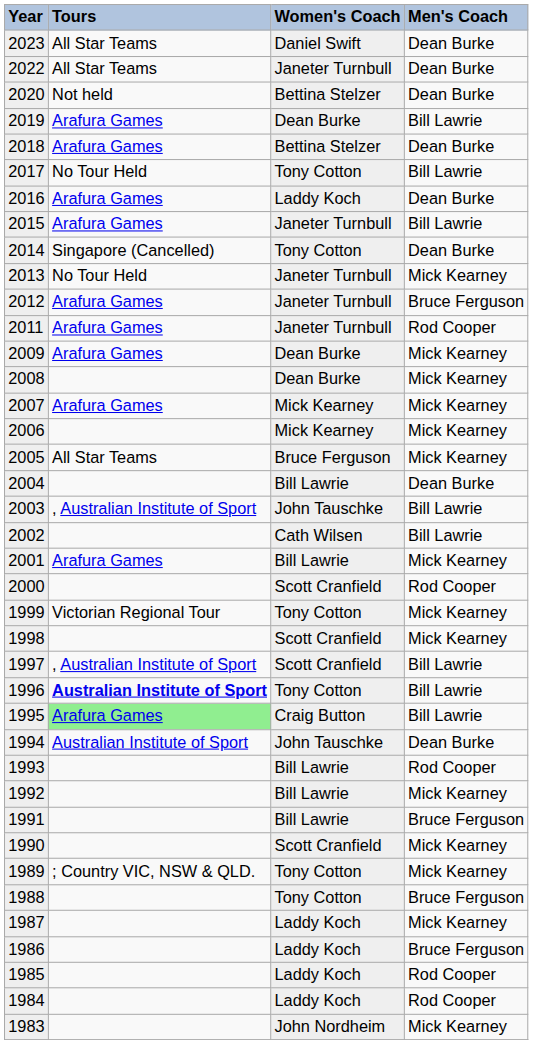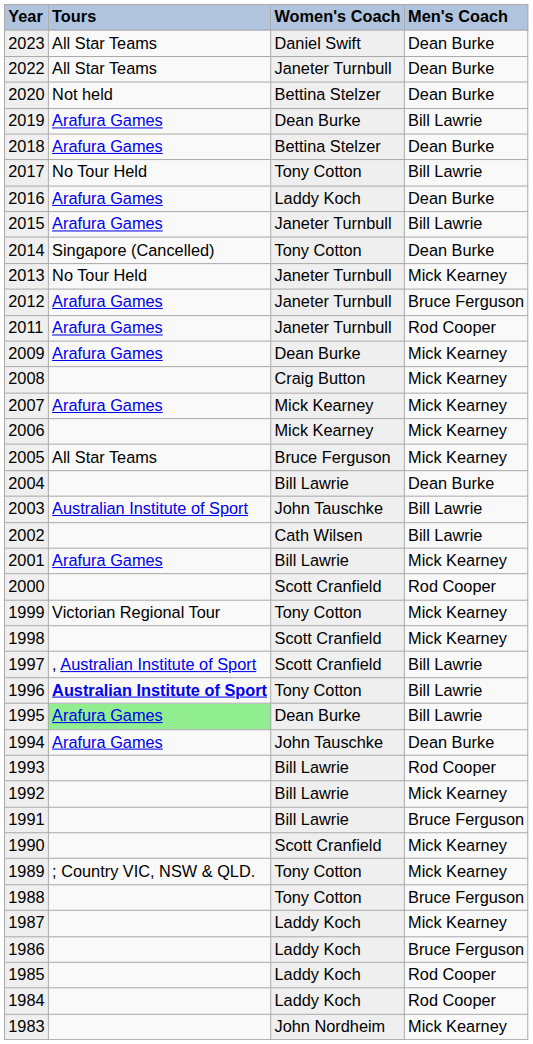(318, 379) Dean Burke -> (320, 379) Craig Button
(154, 509) , Australian Institute of Sport -> (150, 509) Australian Institute of Sport
(320, 716) Craig Button -> (318, 716) Dean Burke
(150, 742) Australian Institute of Sport -> (107, 742) Arafura Games
